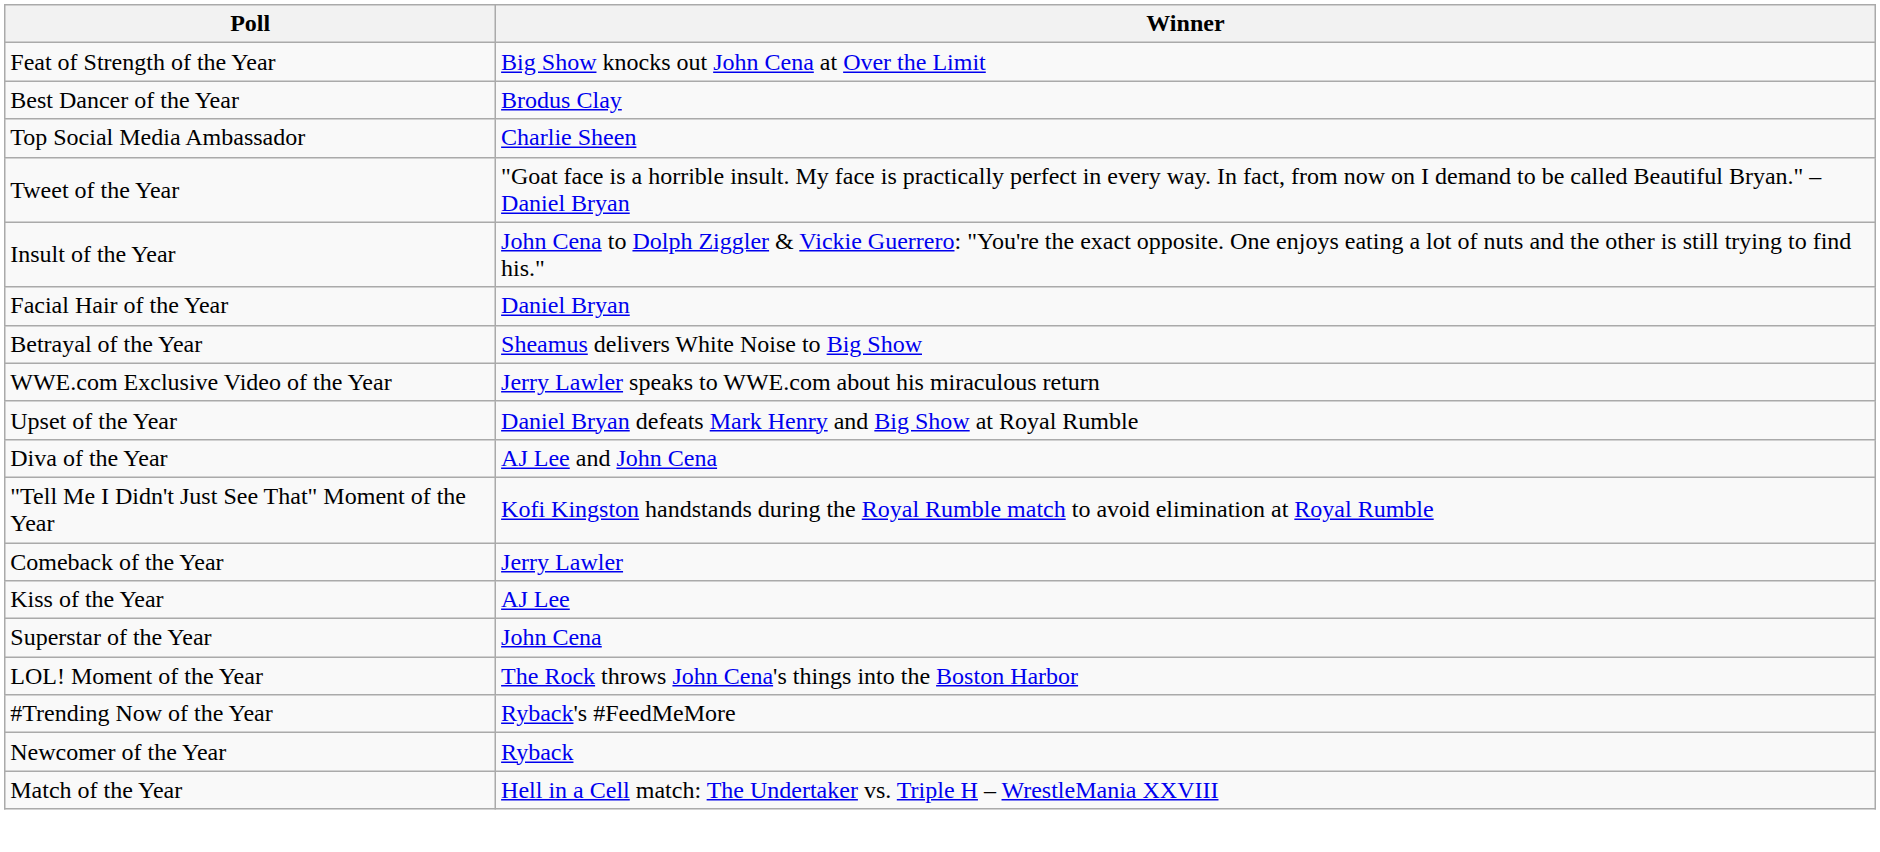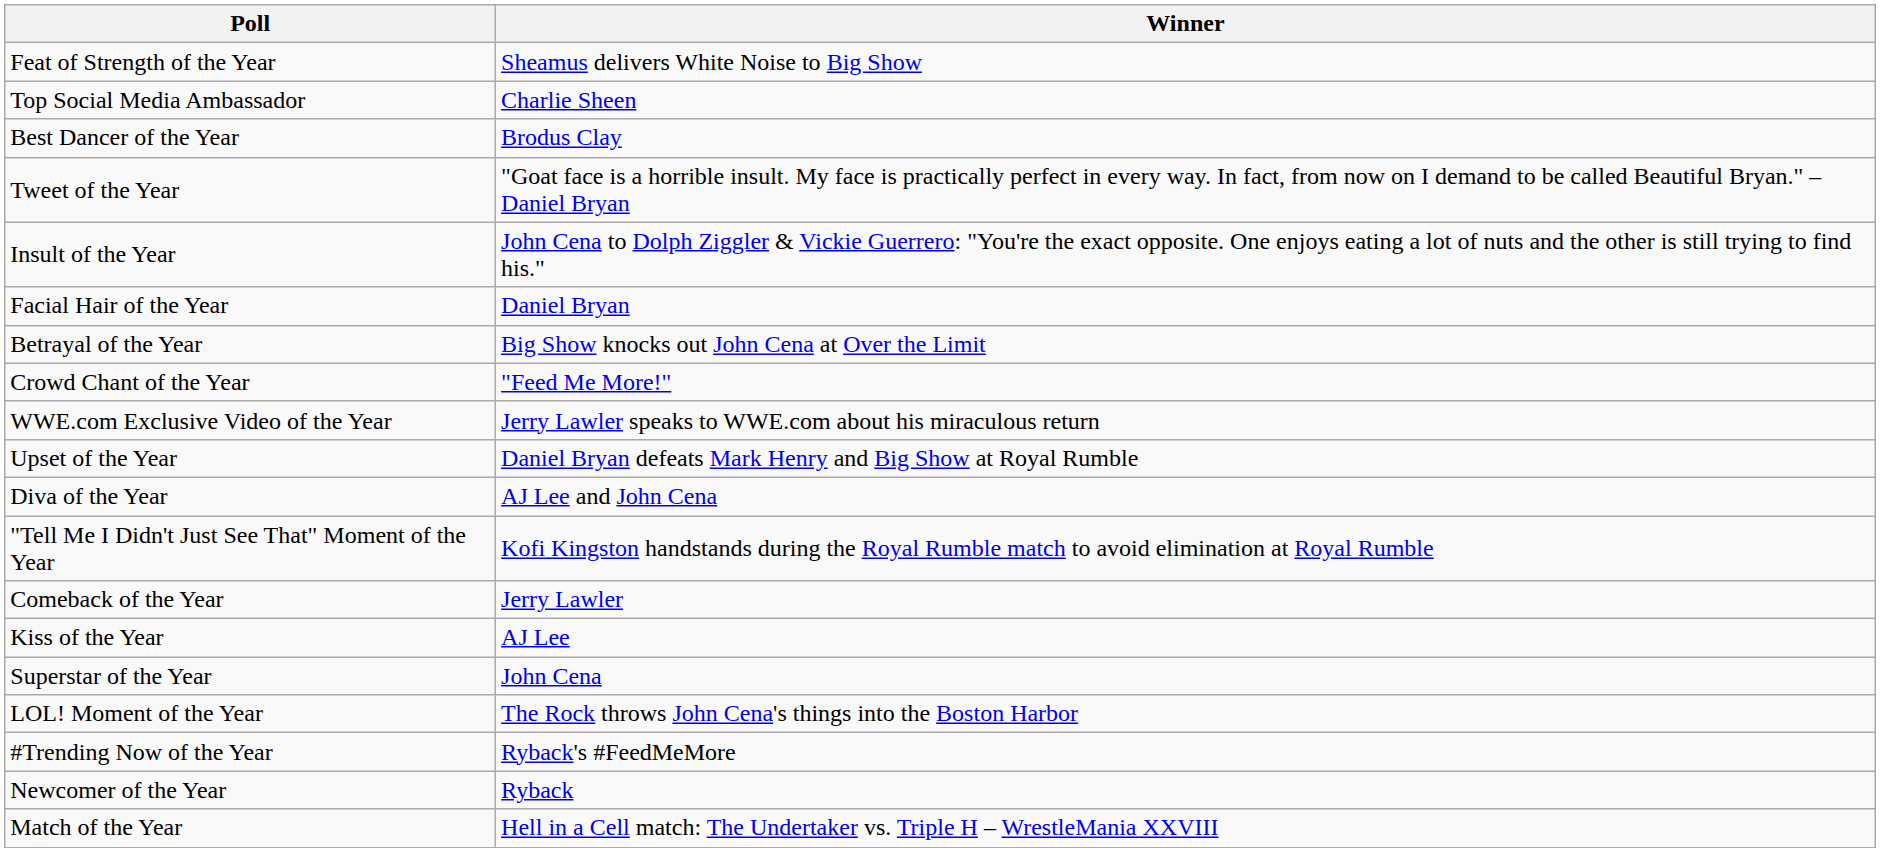(743, 61) Big Show knocks out John Cena at Over the Limit -> (712, 61) Sheamus delivers White Noise to Big Show
rows swapped: (125, 99) <-> (158, 137)
(712, 343) Sheamus delivers White Noise to Big Show -> (743, 343) Big Show knocks out John Cena at Over the Limit
+ row: (130, 382)
